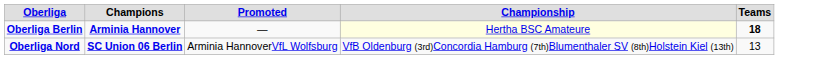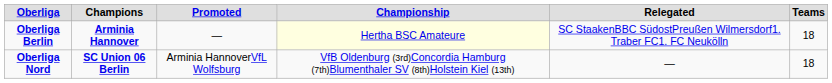+ column: (669, 12)
(755, 29) bold -> (809, 35) normal
(755, 46) 13 -> (809, 64) 18
